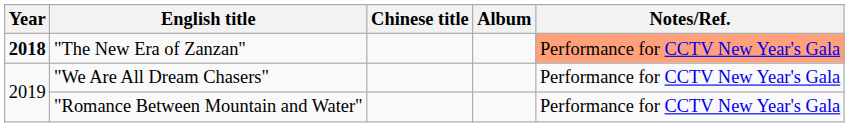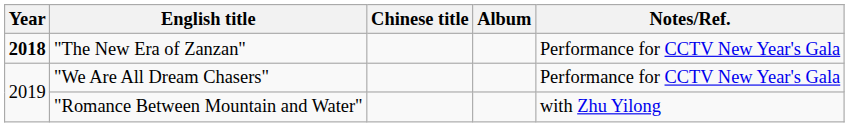(690, 48) lightsalmon background -> (690, 48) no background
(690, 106) Performance for CCTV New Year's Gala -> (600, 106) with Zhu Yilong
